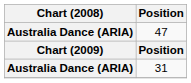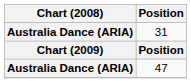rows swapped: (161, 31) <-> (161, 68)
